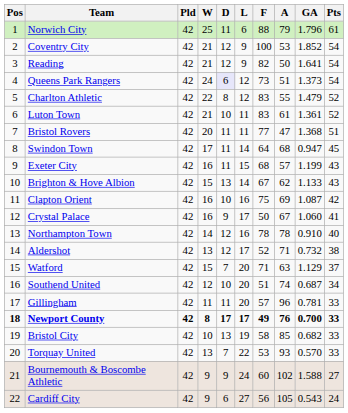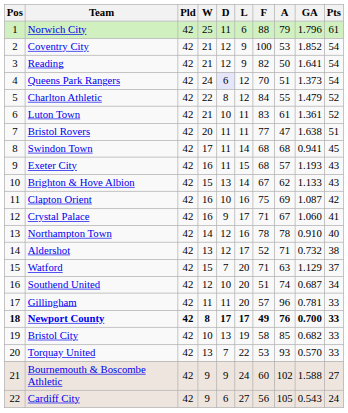(264, 81) 73 -> (264, 81) 70
(264, 98) 83 -> (264, 98) 84
(310, 132) 1.368 -> (310, 132) 1.638
(264, 149) 64 -> (264, 149) 68
(310, 149) 0.947 -> (310, 149) 0.941
(310, 166) 1.199 -> (310, 166) 1.193
(264, 217) 50 -> (264, 217) 71
